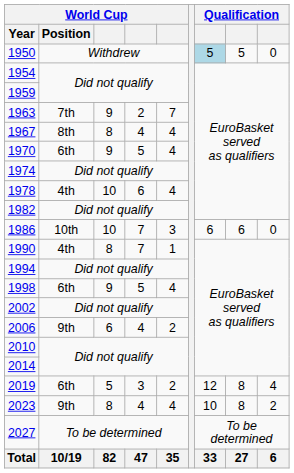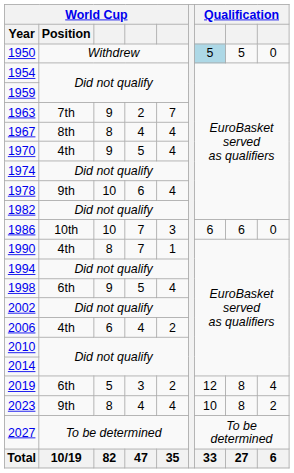(66, 152) 6th -> (66, 152) 4th
(66, 191) 4th -> (66, 191) 9th
(66, 328) 9th -> (66, 328) 4th
